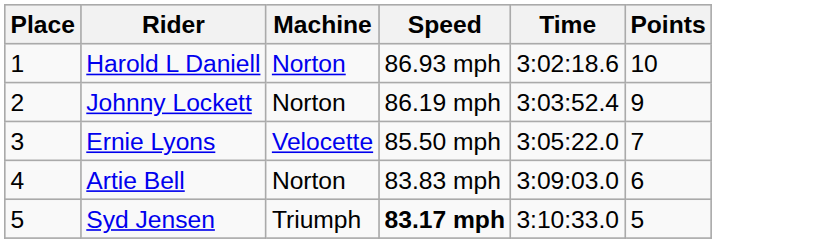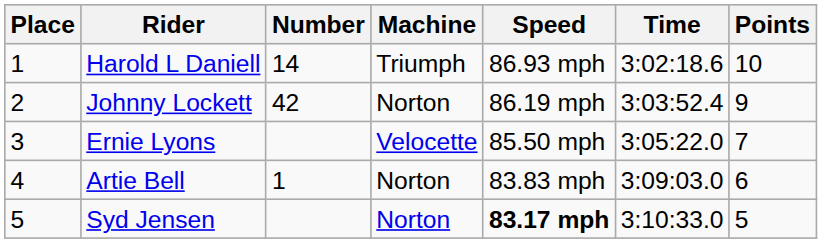+ column: (318, 24)
(309, 63) Norton -> (421, 63) Triumph
(317, 219) Triumph -> (413, 219) Norton
